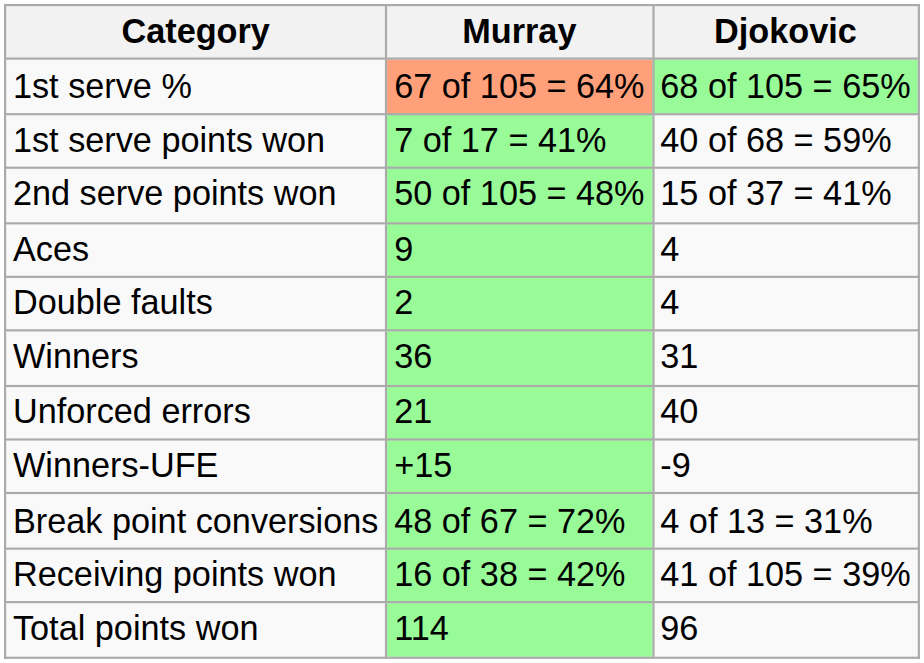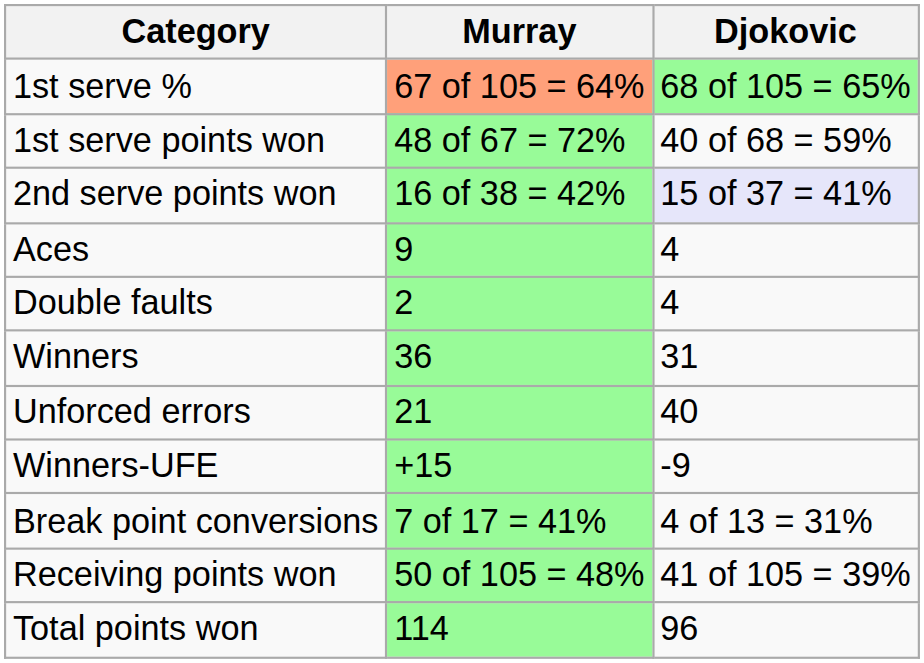(500, 140) 7 of 17 = 41% -> (510, 140) 48 of 67 = 72%
(519, 194) 50 of 105 = 48% -> (510, 194) 16 of 38 = 42%
(776, 194) no background -> (776, 194) lavender background
(510, 520) 48 of 67 = 72% -> (500, 520) 7 of 17 = 41%
(510, 574) 16 of 38 = 42% -> (519, 574) 50 of 105 = 48%
